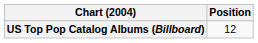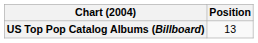(230, 29) 12 -> (230, 29) 13
